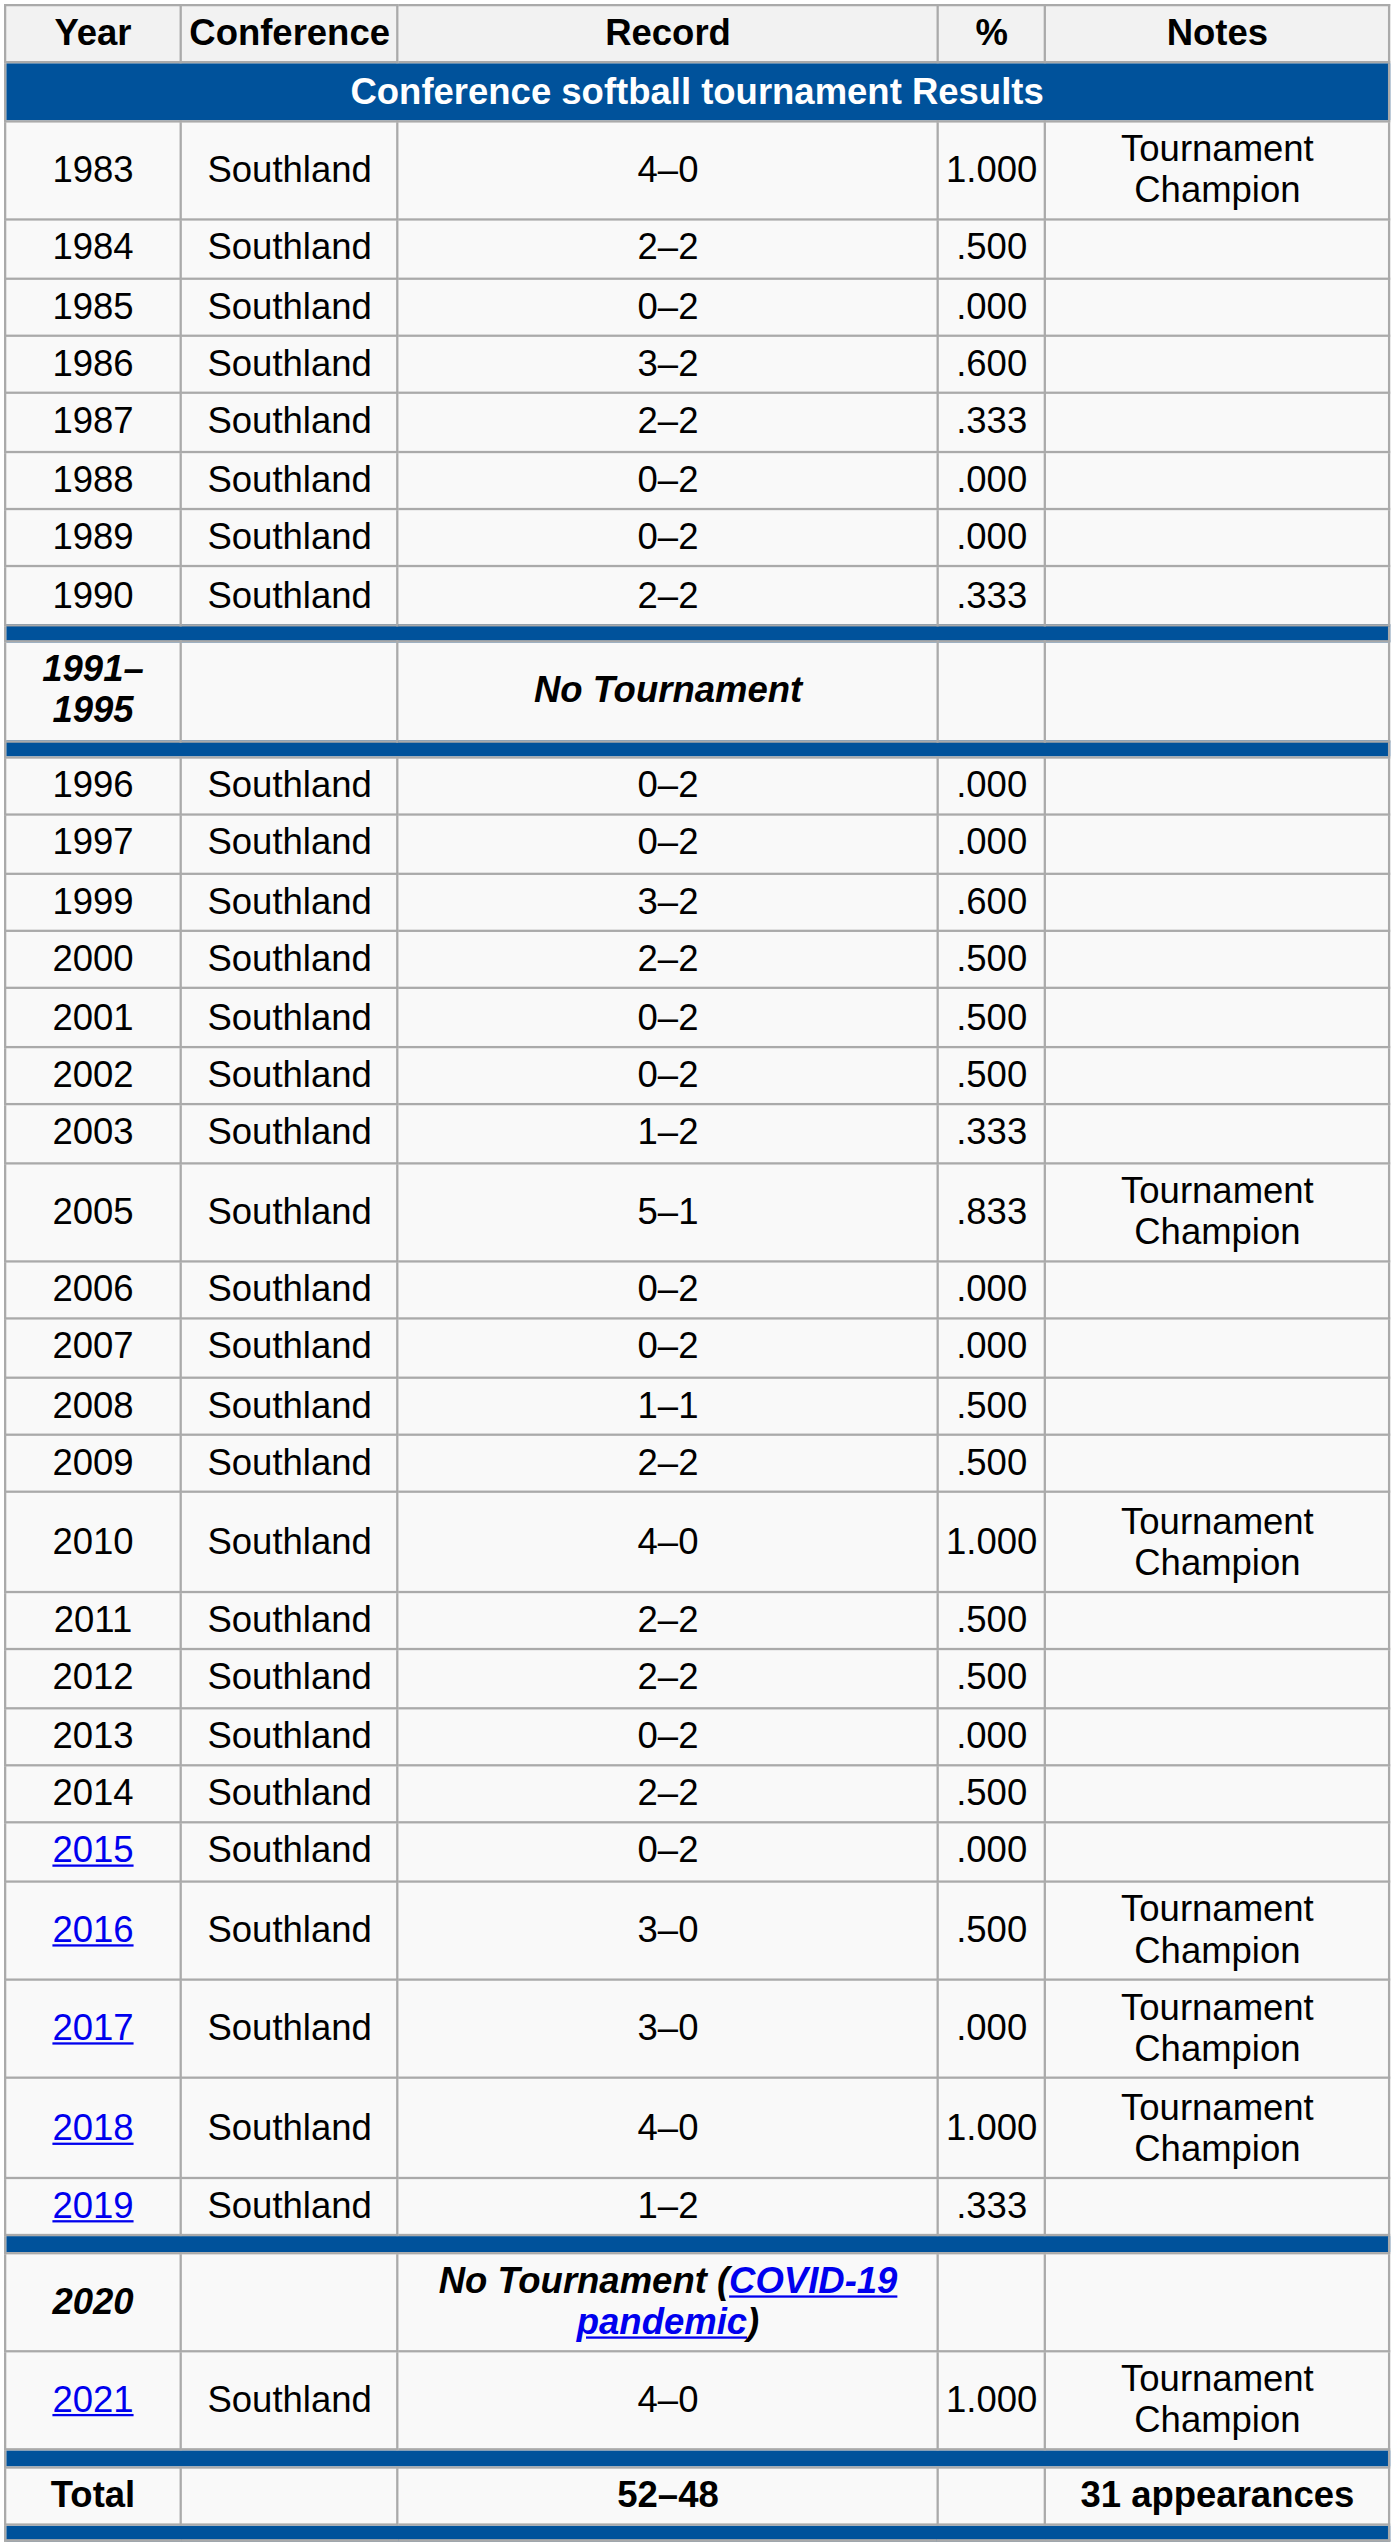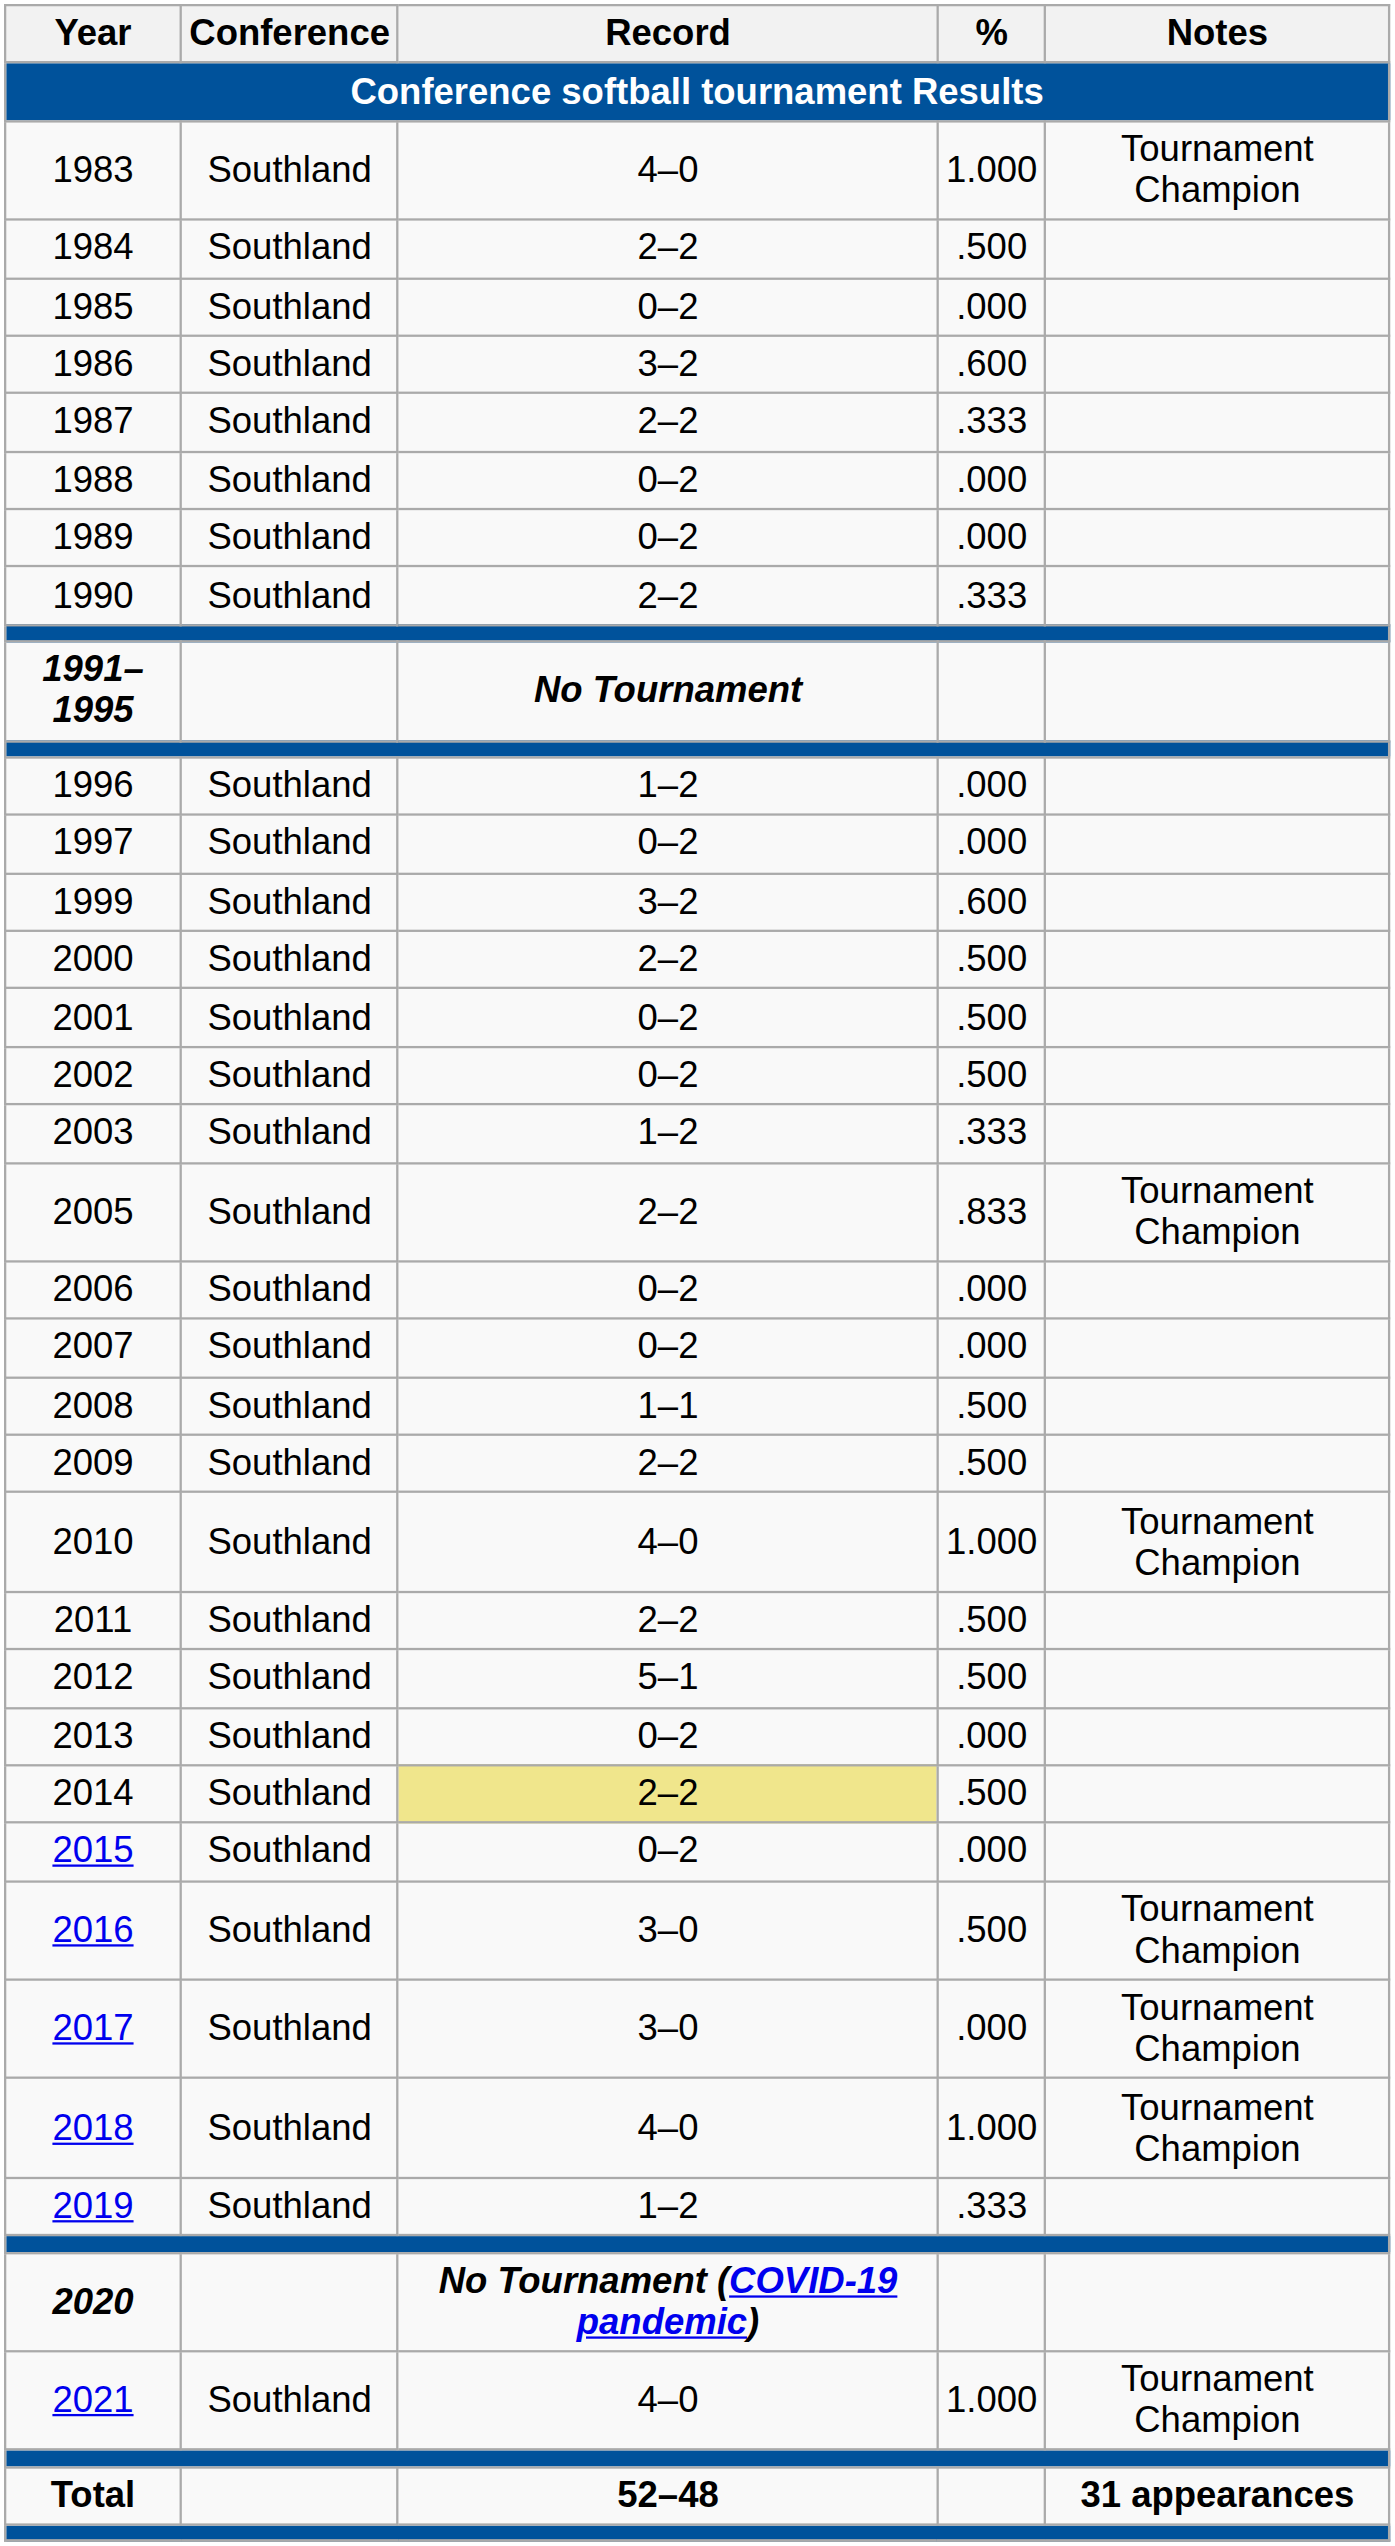(668, 785) 0–2 -> (668, 785) 1–2
(668, 1211) 5–1 -> (668, 1211) 2–2
(668, 1677) 2–2 -> (668, 1677) 5–1
(668, 1793) no background -> (668, 1793) khaki background
